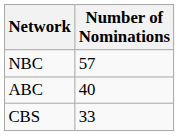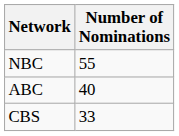(87, 63) 57 -> (87, 63) 55
